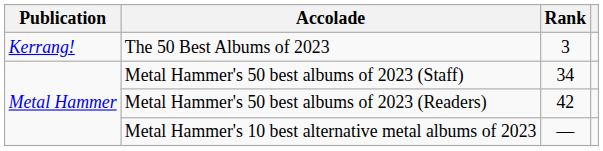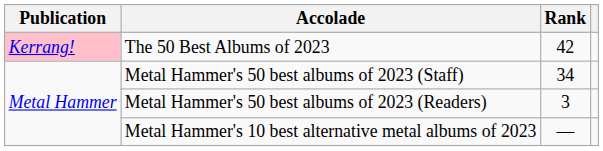(42, 46) no background -> (42, 46) pink background
(565, 46) 3 -> (565, 46) 42
(565, 103) 42 -> (565, 103) 3
